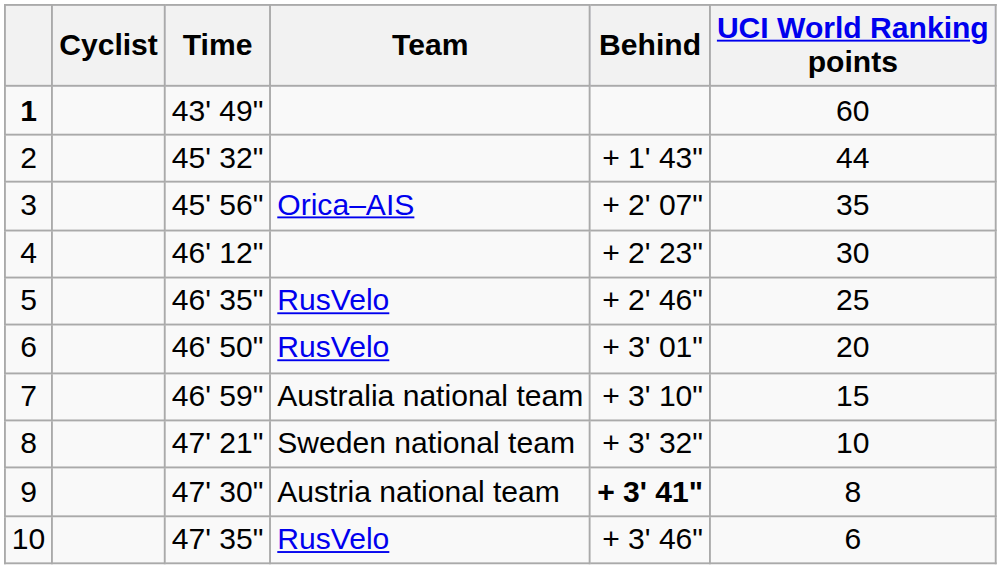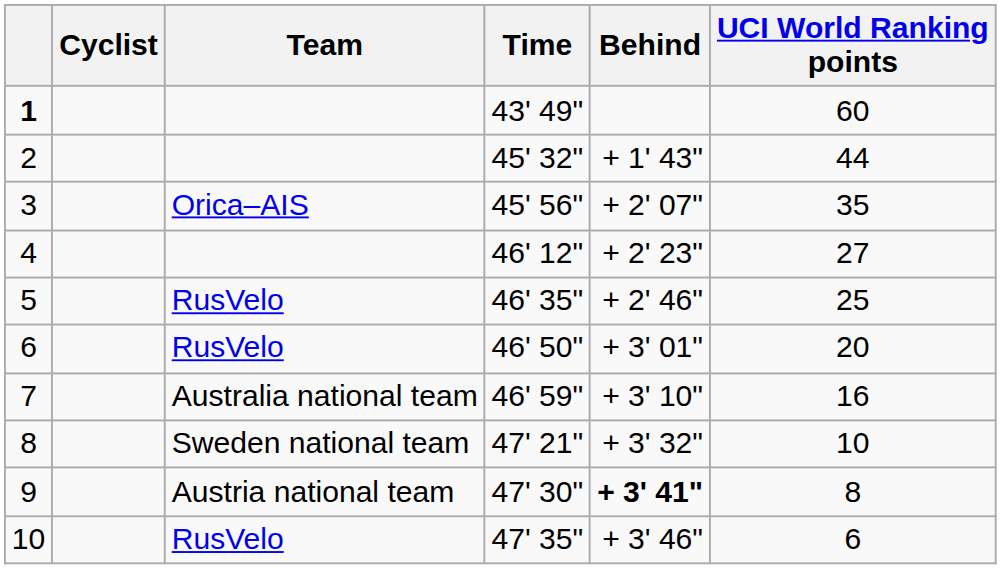columns swapped: (430, 45) <-> (218, 45)
(853, 253) 30 -> (853, 253) 27
(853, 396) 15 -> (853, 396) 16
